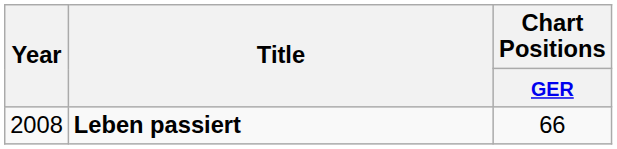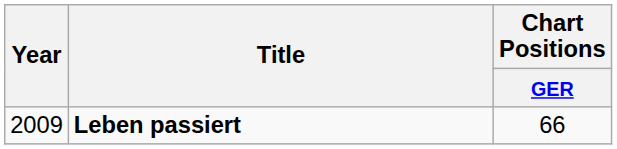(37, 125) 2008 -> (37, 125) 2009
